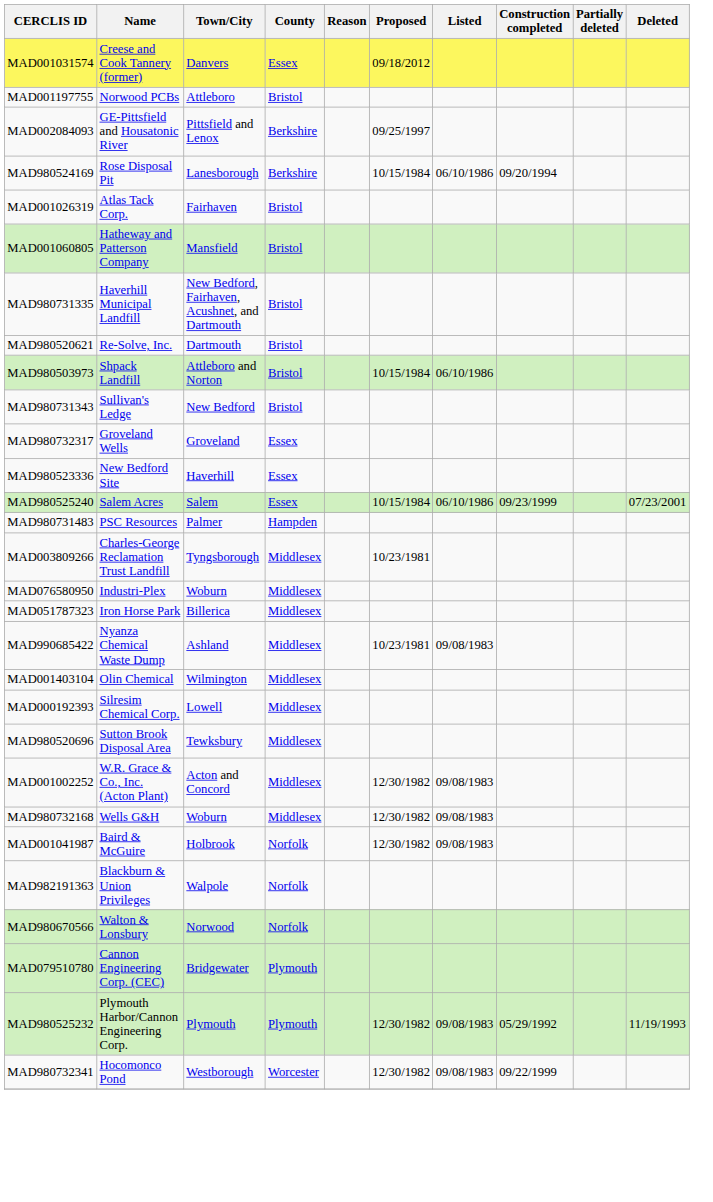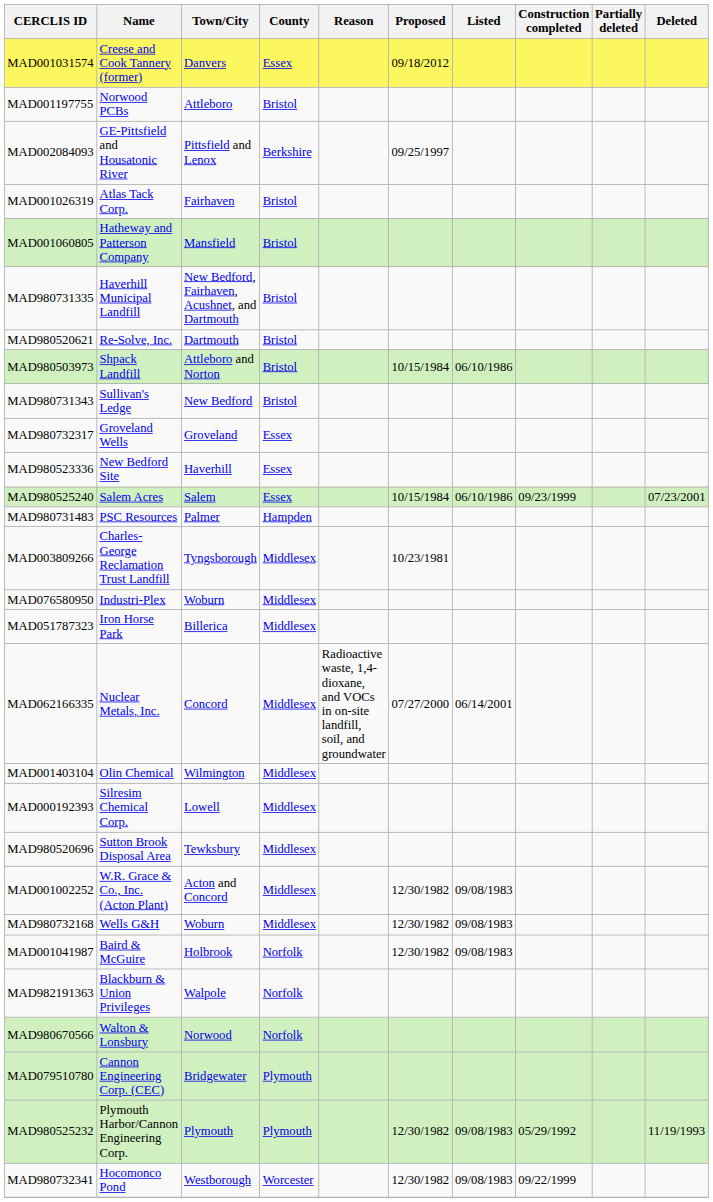- row: (50, 172)
+ row: (50, 703)
- row: (50, 645)
